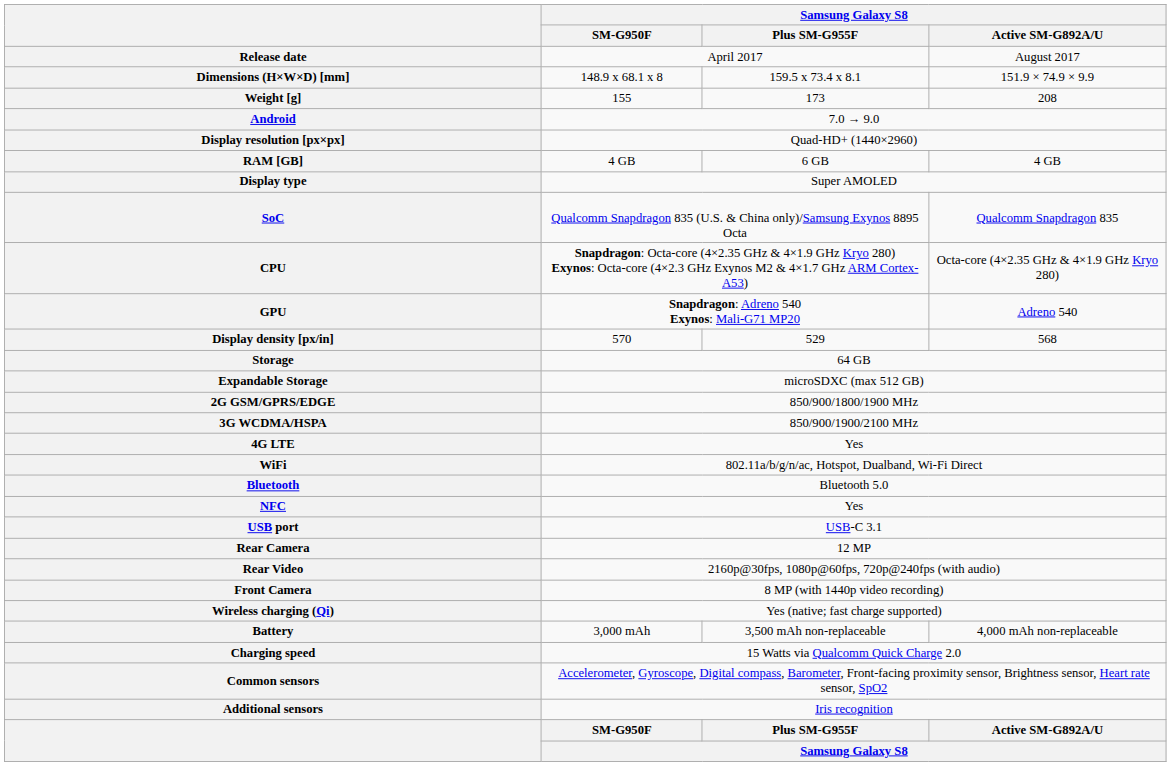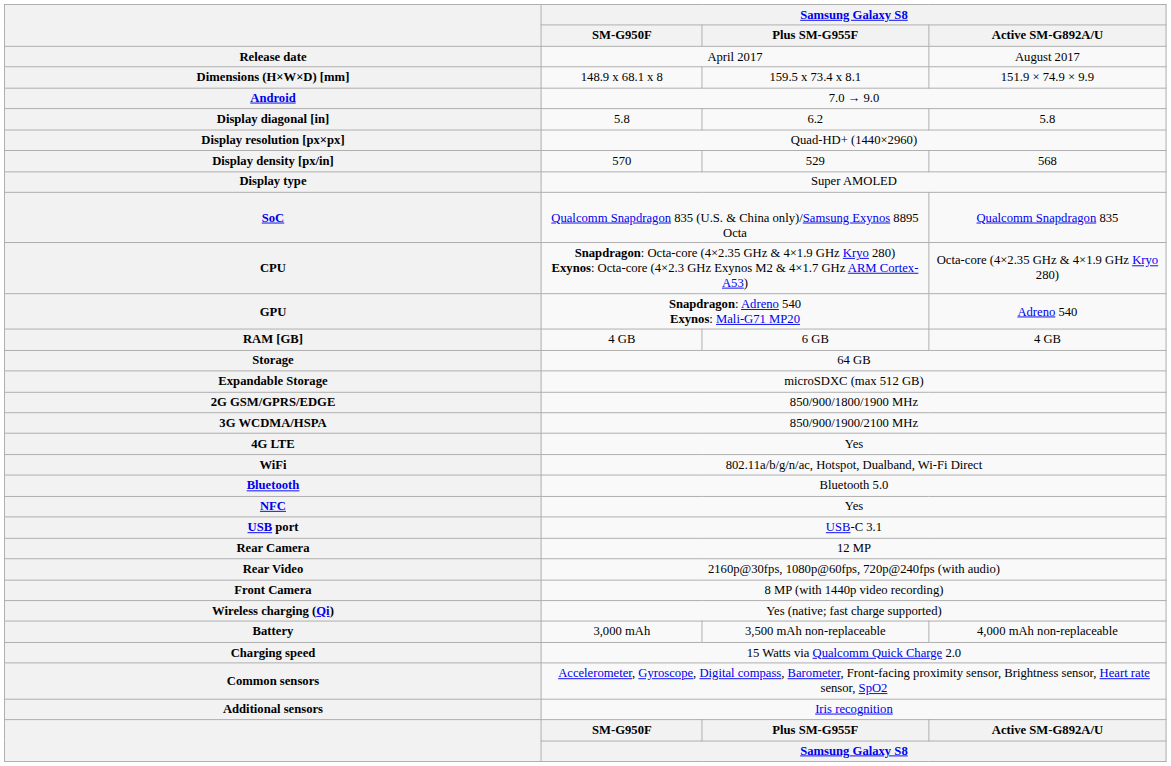- row: (273, 97)
+ row: (273, 118)
rows swapped: (273, 339) <-> (273, 160)
